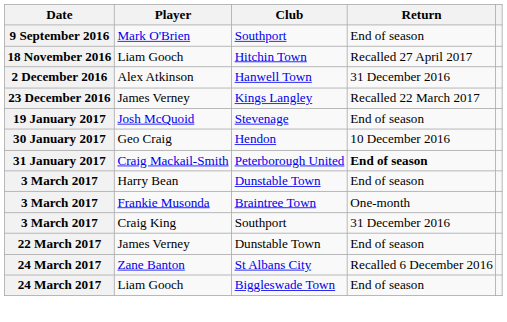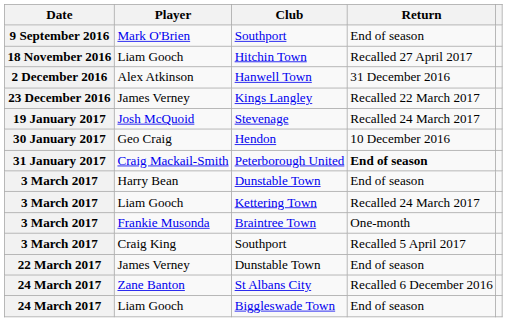(387, 118) End of season -> (415, 118) Recalled 24 March 2017
+ row: (150, 202)
(400, 222) 31 December 2016 -> (408, 243) Recalled 5 April 2017
